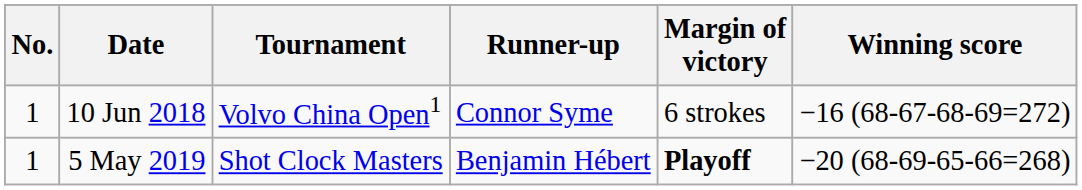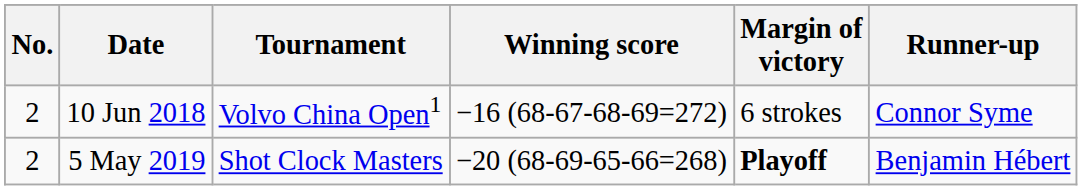columns swapped: (935, 44) <-> (553, 44)
(32, 111) 1 -> (32, 111) 2
(32, 161) 1 -> (32, 161) 2
